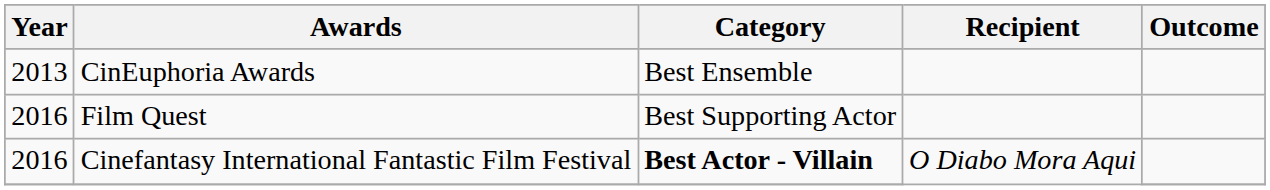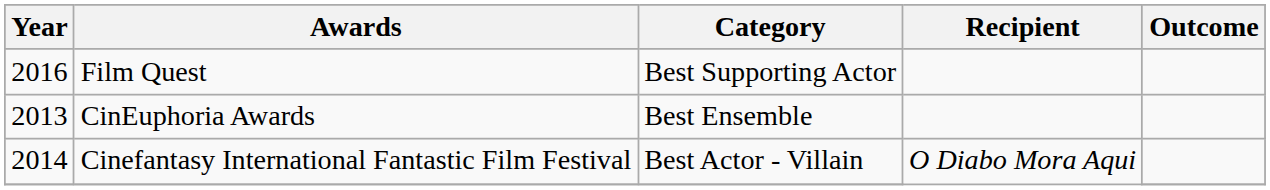rows swapped: (198, 71) <-> (144, 116)
(40, 160) 2016 -> (40, 160) 2014
(759, 160) bold -> (754, 160) normal
